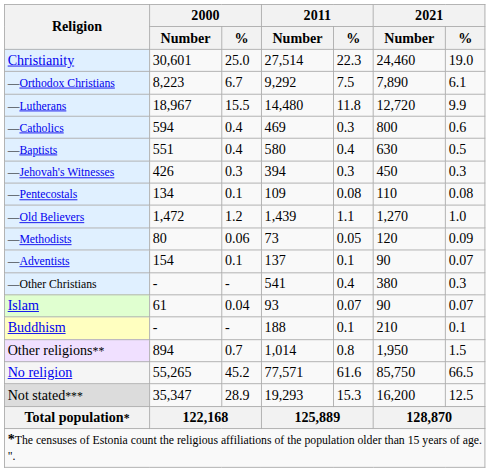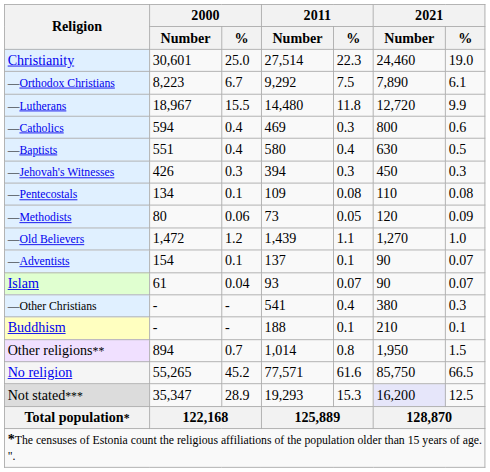rows swapped: (46, 217) <-> (40, 239)
rows swapped: (52, 284) <-> (23, 305)
(396, 395) no background -> (396, 395) lavender background
